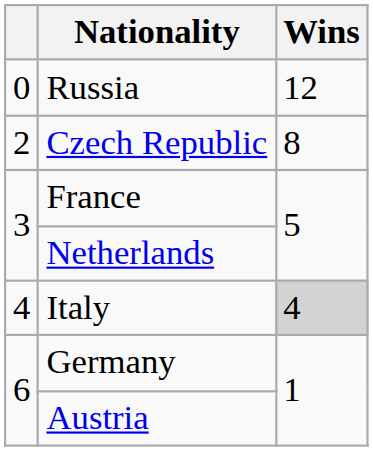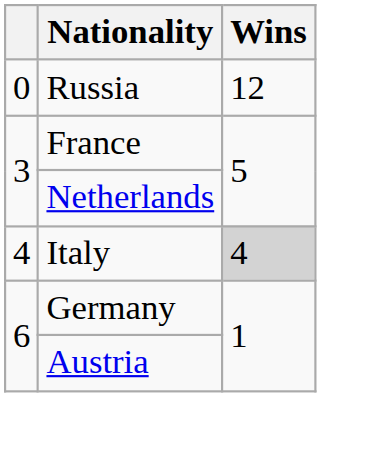- row: (157, 142)
